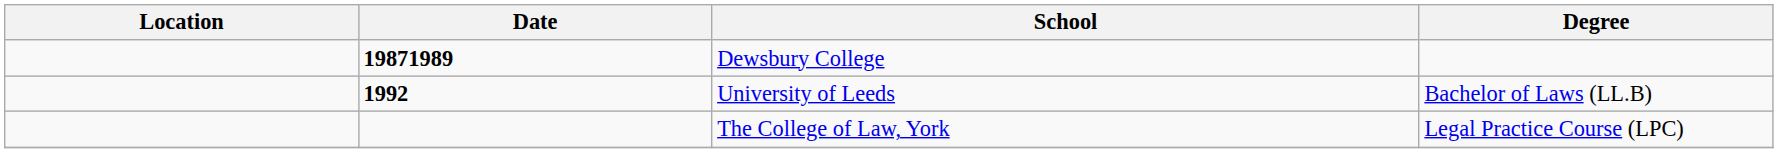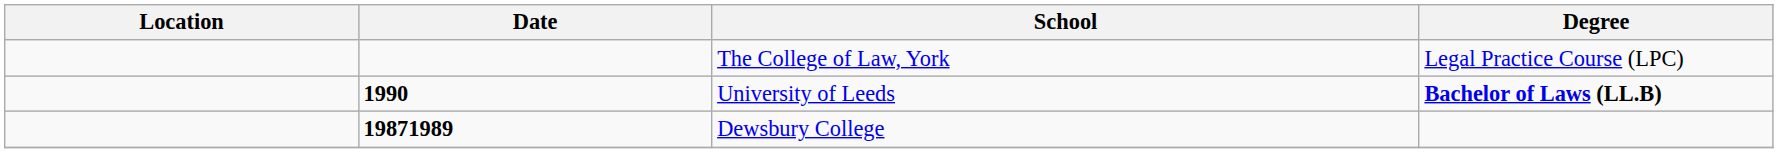rows swapped: (801, 57) <-> (833, 128)
(386, 93) 1992 -> (386, 93) 1990
(1538, 93) normal -> (1543, 93) bold
